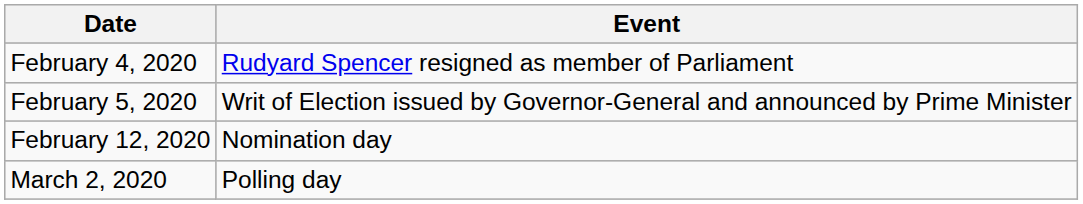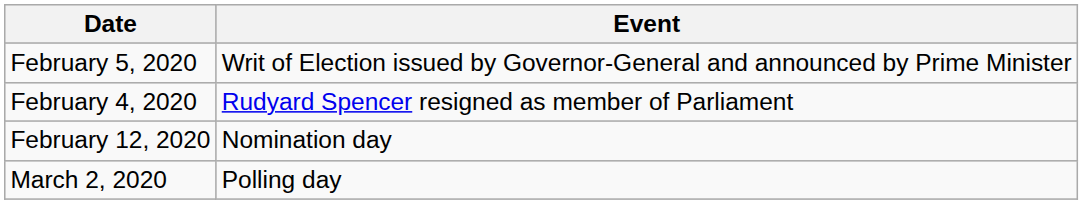rows swapped: (104, 62) <-> (104, 101)
